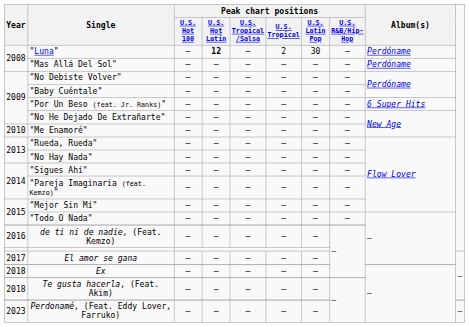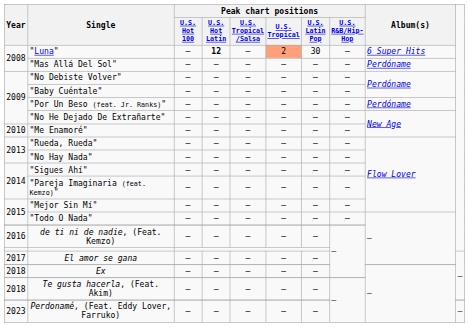(284, 51) no background -> (284, 51) lightsalmon background
(389, 51) Perdóname -> (396, 51) 6 Super Hits
(396, 104) 6 Super Hits -> (389, 104) Perdóname
